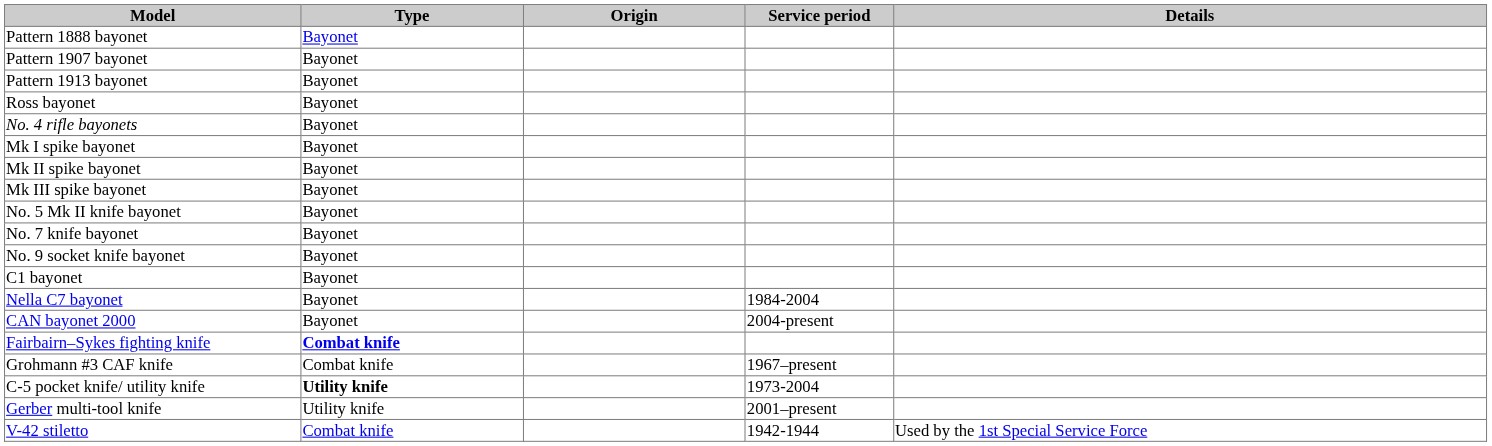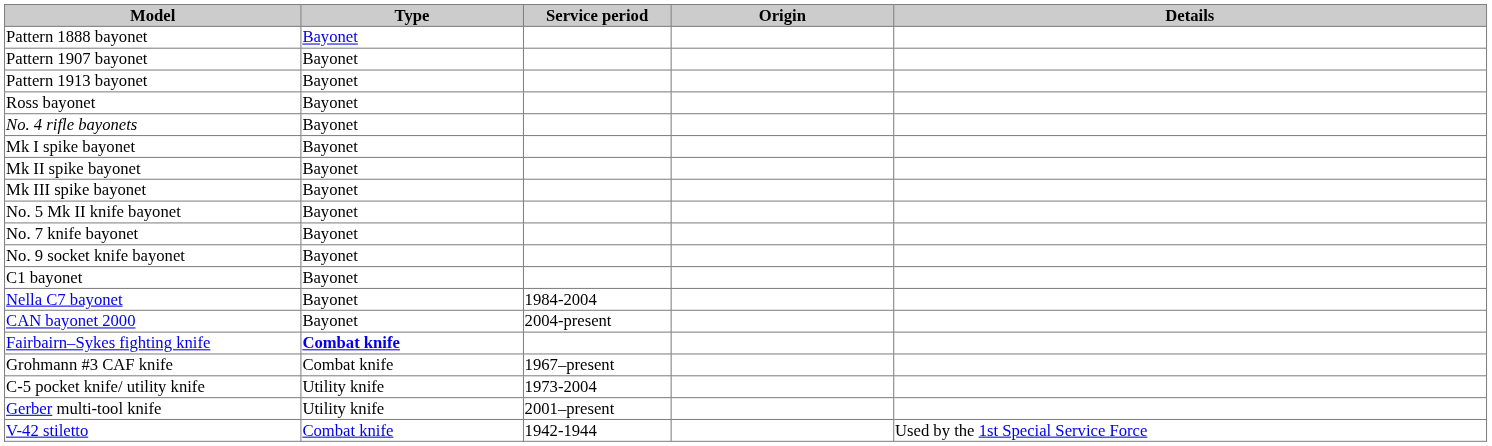columns swapped: (819, 15) <-> (634, 15)
(345, 386) bold -> (343, 386) normal
